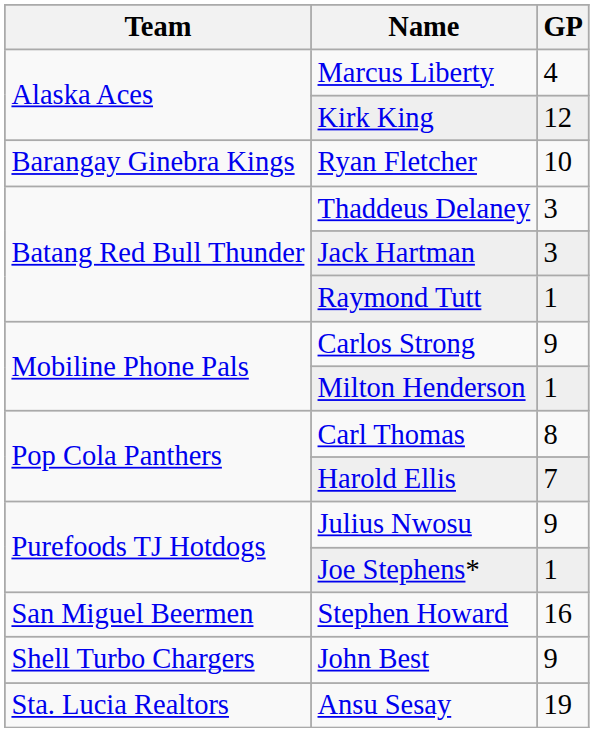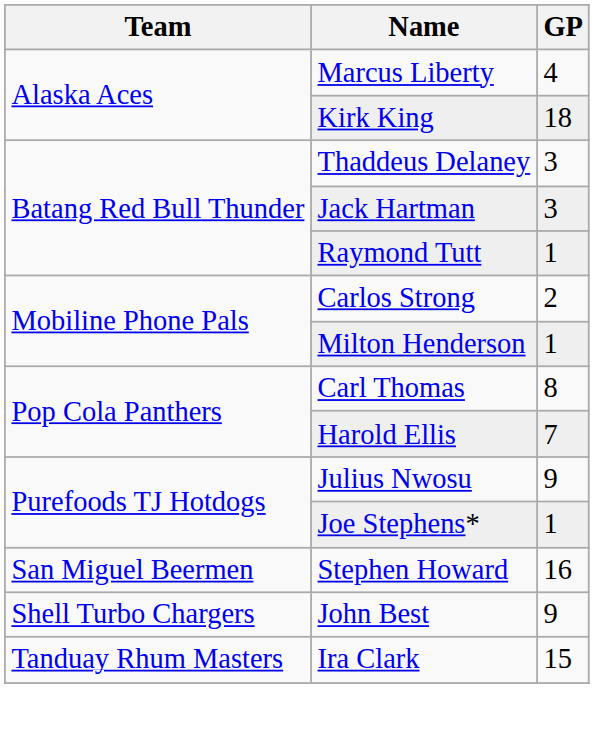(558, 117) 12 -> (558, 117) 18
- row: (397, 162)
(551, 343) 9 -> (551, 298) 2
- row: (384, 704)
+ row: (369, 659)
